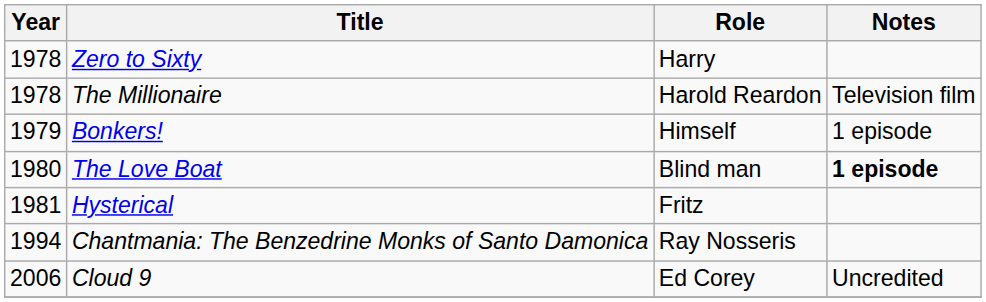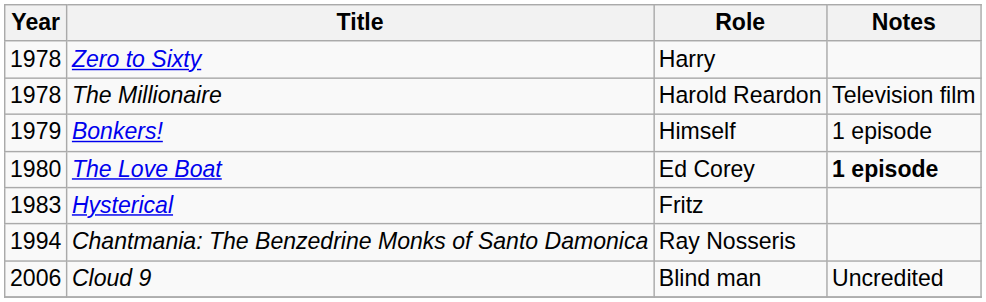(710, 168) Blind man -> (707, 168) Ed Corey
(36, 205) 1981 -> (36, 205) 1983
(707, 278) Ed Corey -> (710, 278) Blind man
